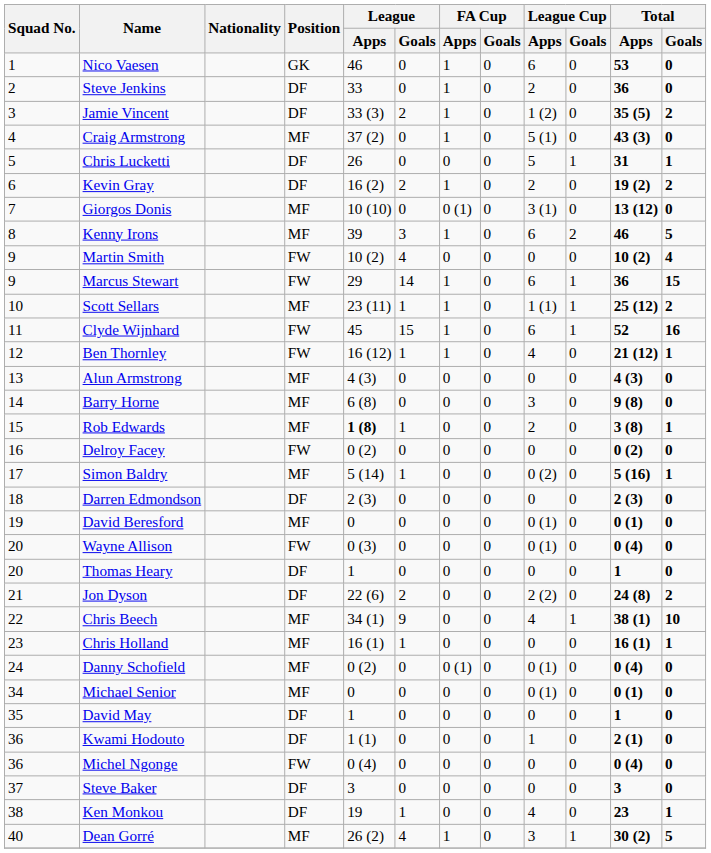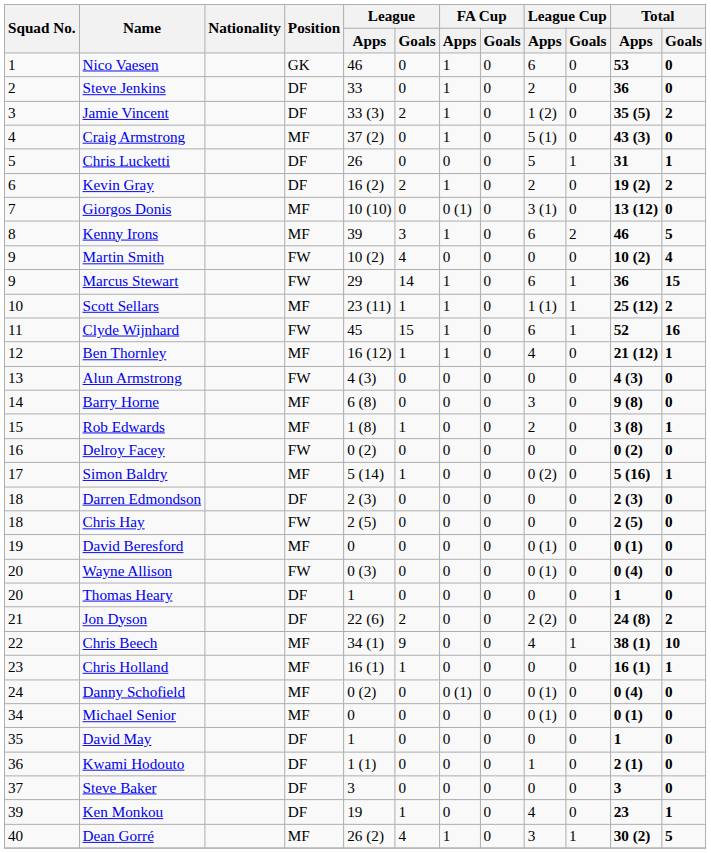(299, 354) FW -> (299, 354) MF
(299, 378) MF -> (299, 378) FW
(362, 426) bold -> (362, 426) normal
+ row: (114, 522)
- row: (130, 763)
(16, 812) 38 -> (16, 812) 39
